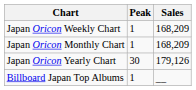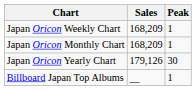columns swapped: (140, 12) <-> (172, 12)
